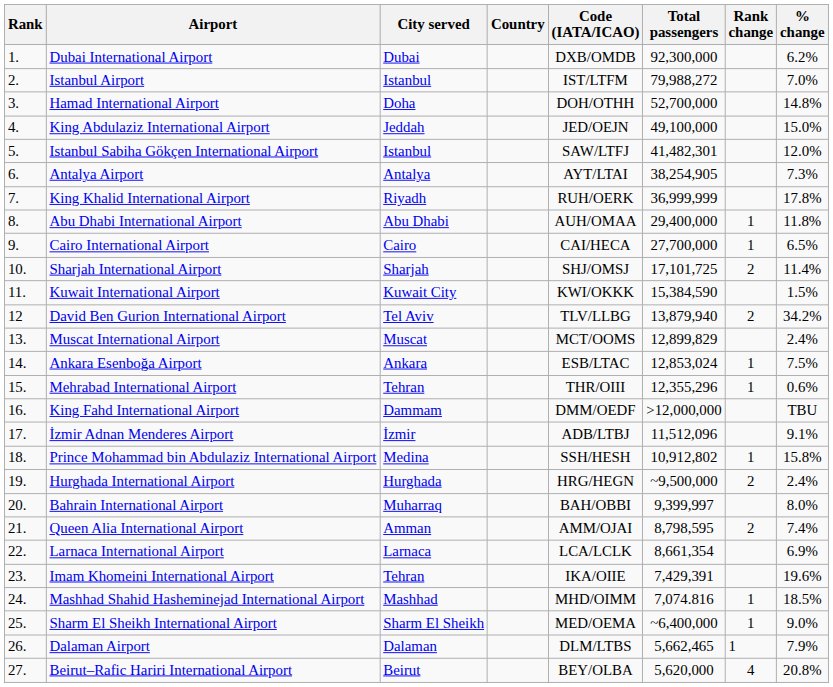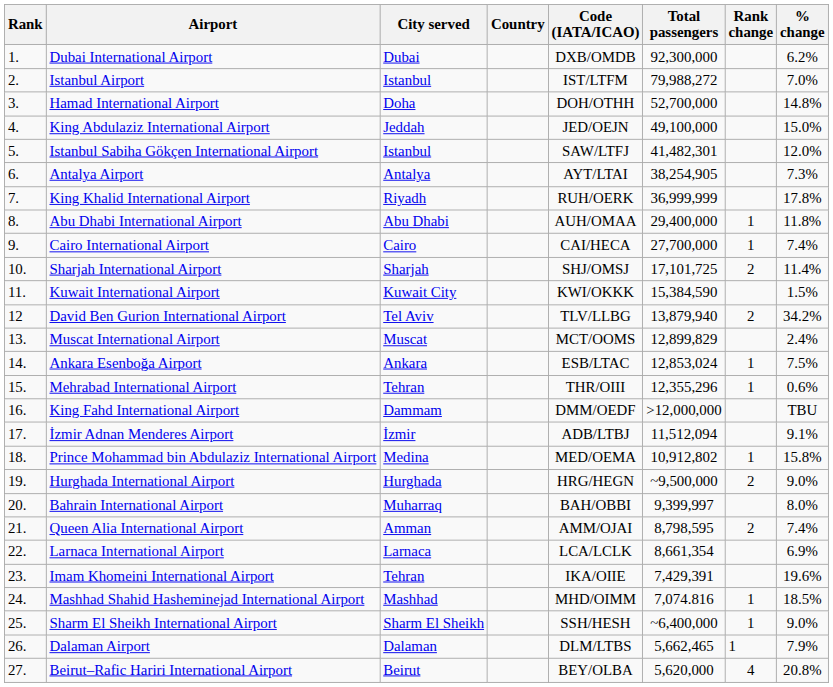(802, 245) 6.5% -> (802, 245) 7.4%
(684, 434) 11,512,096 -> (684, 434) 11,512,094
(595, 457) SSH/HESH -> (595, 457) MED/OEMA
(802, 481) 2.4% -> (802, 481) 9.0%
(595, 623) MED/OEMA -> (595, 623) SSH/HESH
